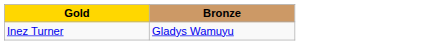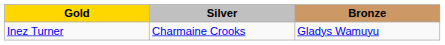+ column: (222, 13)
